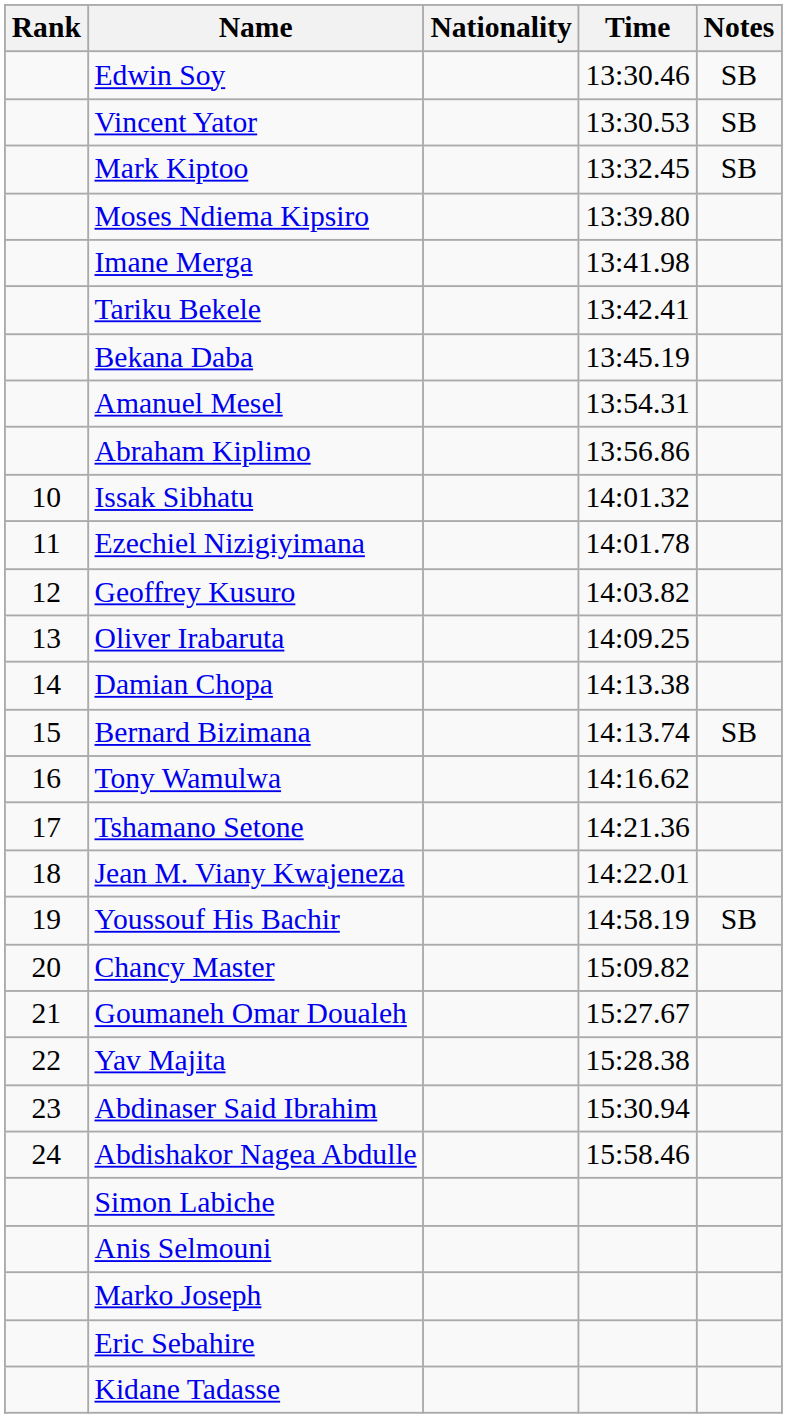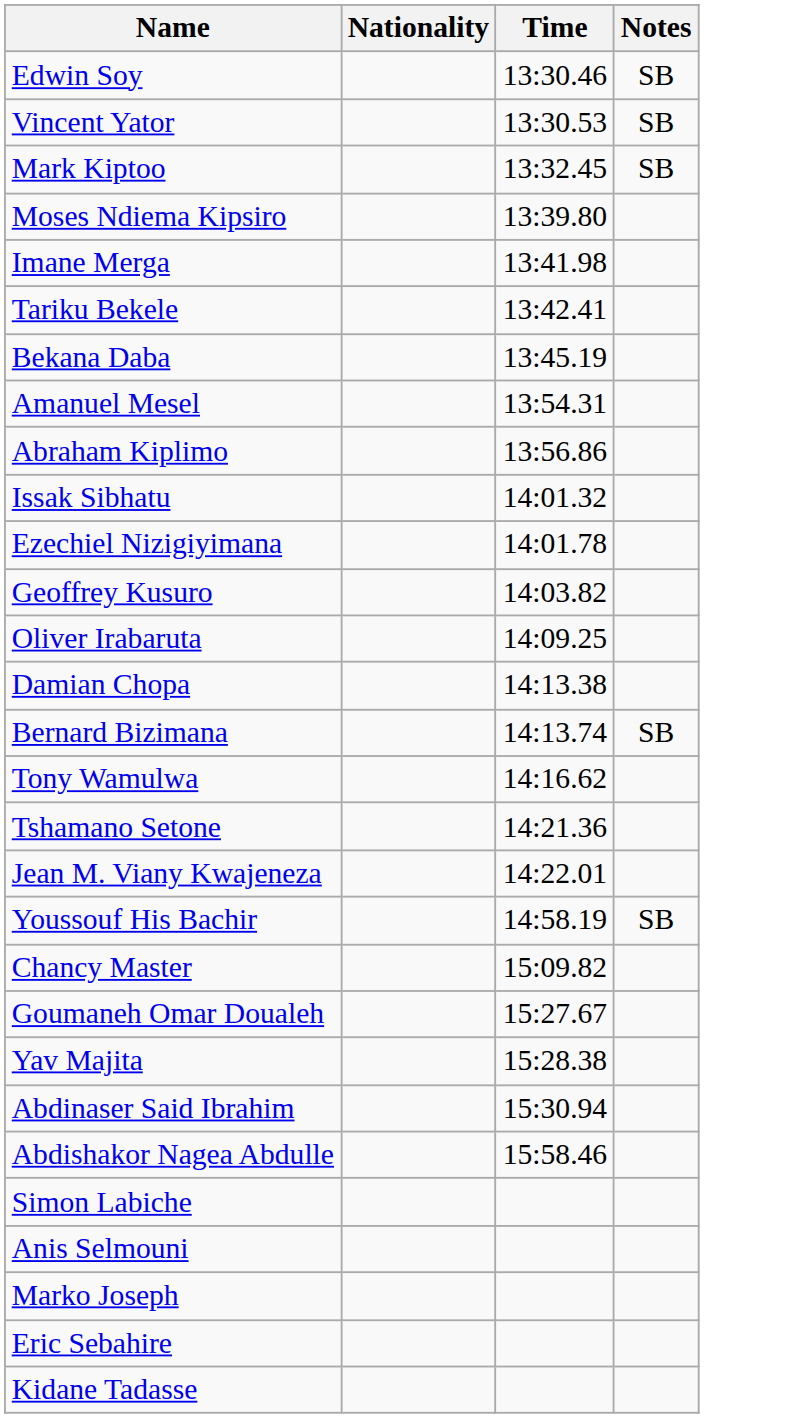- column: (46, 27)
